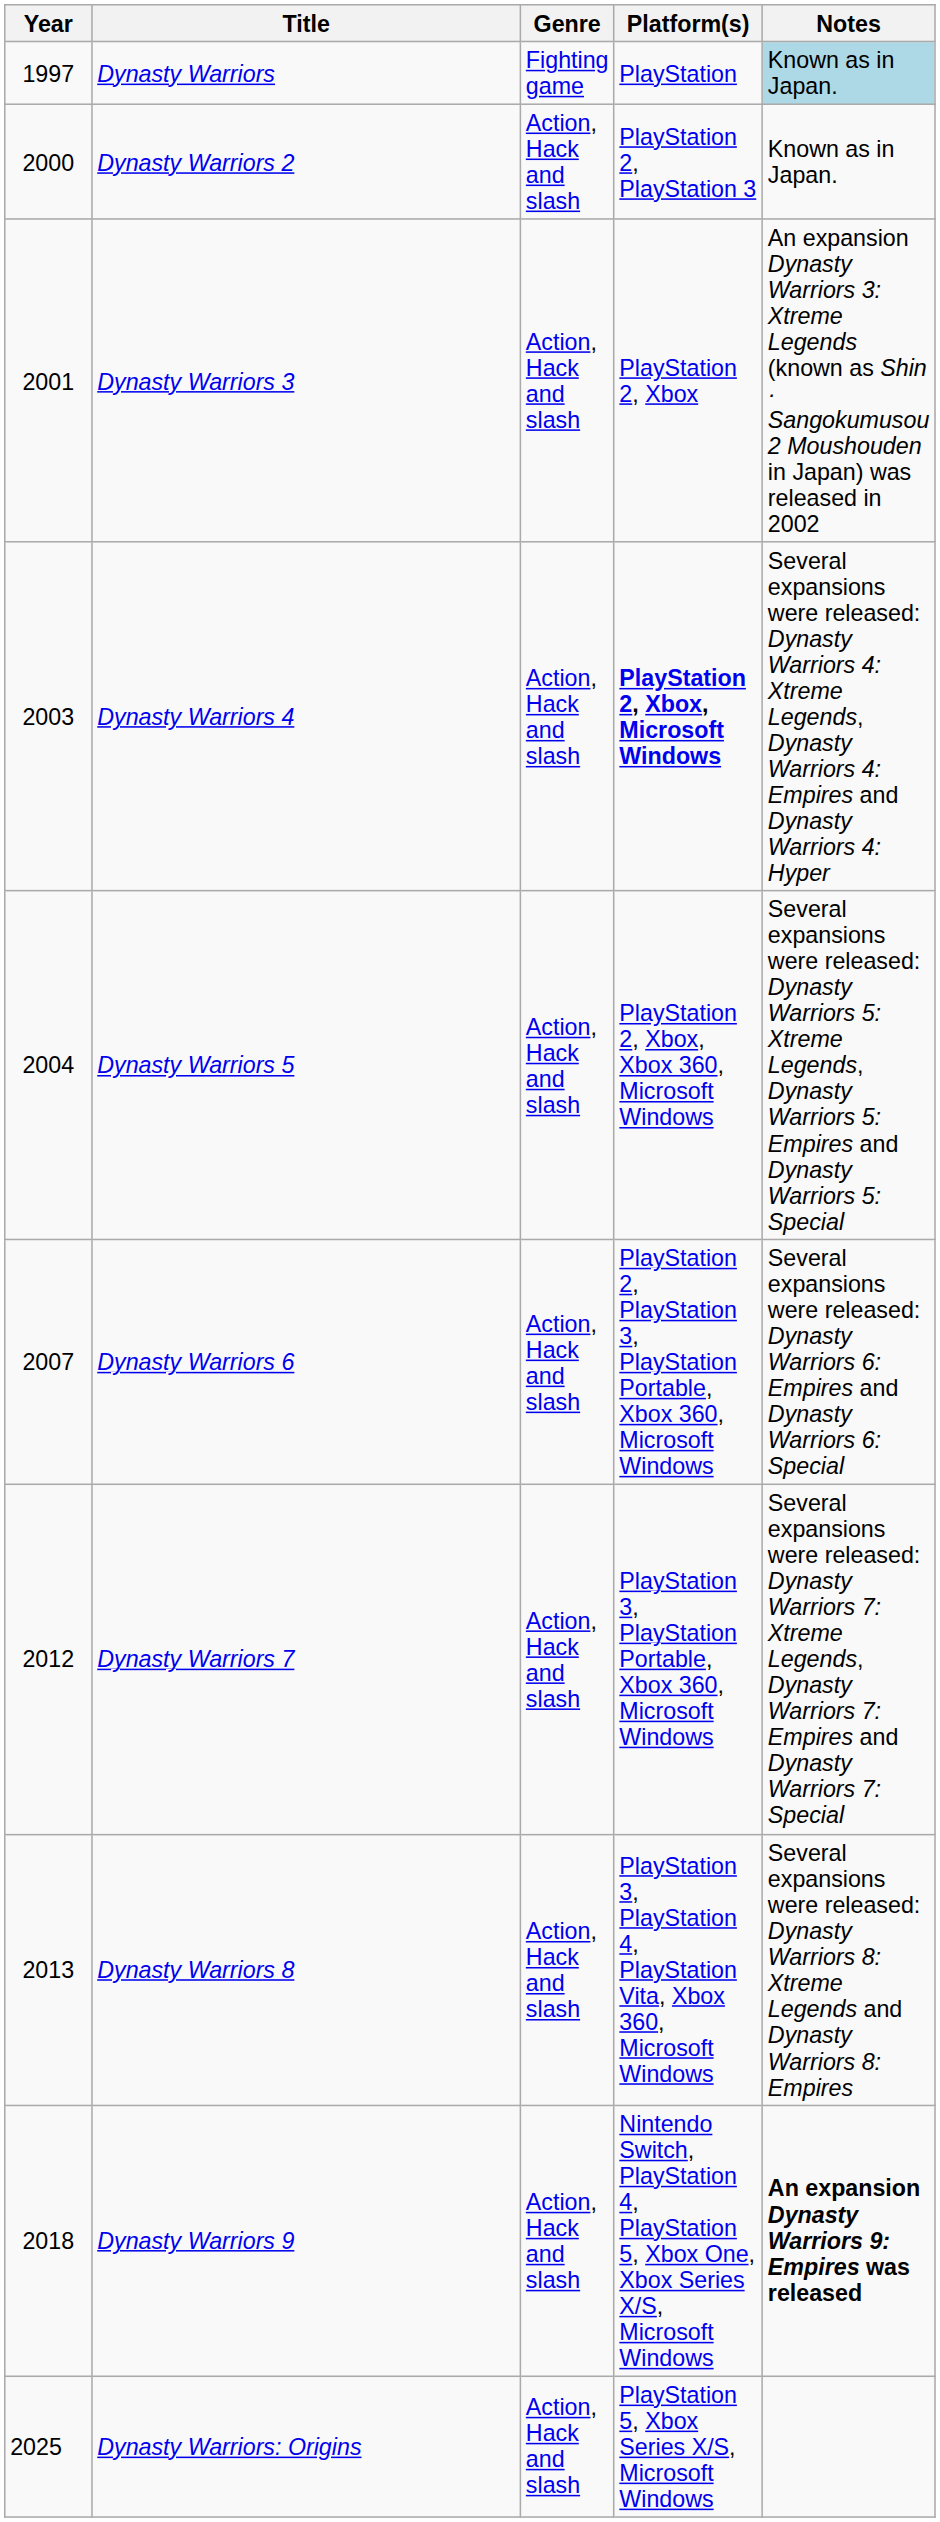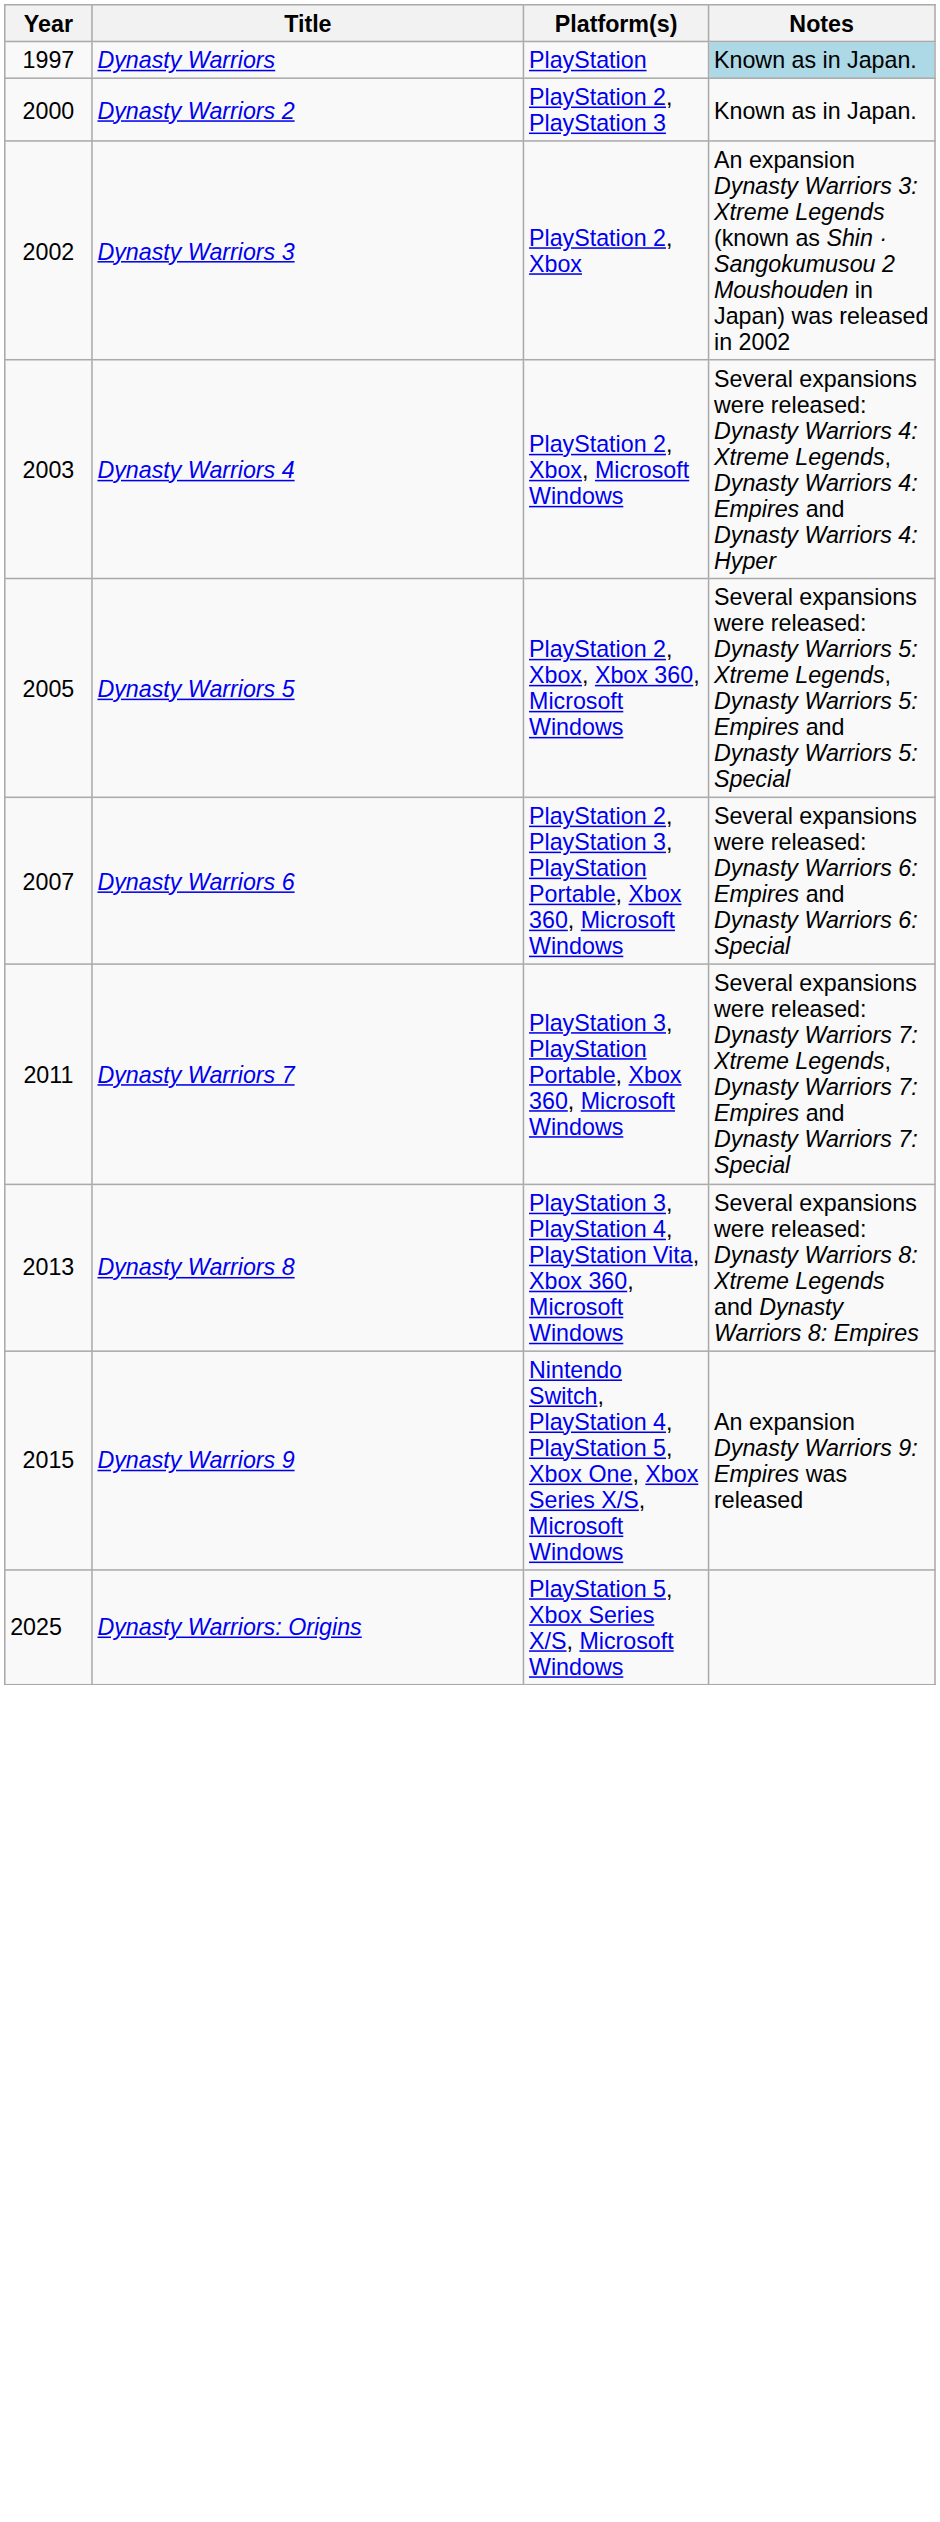- column: (567, 23)
(48, 381) 2001 -> (48, 251) 2002
(683, 717) bold -> (609, 470) normal
(48, 1066) 2004 -> (48, 689) 2005
(48, 1660) 2012 -> (48, 1074) 2011
(48, 2240) 2018 -> (48, 1460) 2015
(844, 2240) bold -> (816, 1460) normal
